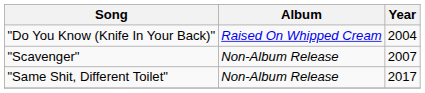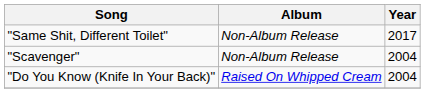rows swapped: (111, 35) <-> (88, 77)
(402, 56) 2007 -> (402, 56) 2004
